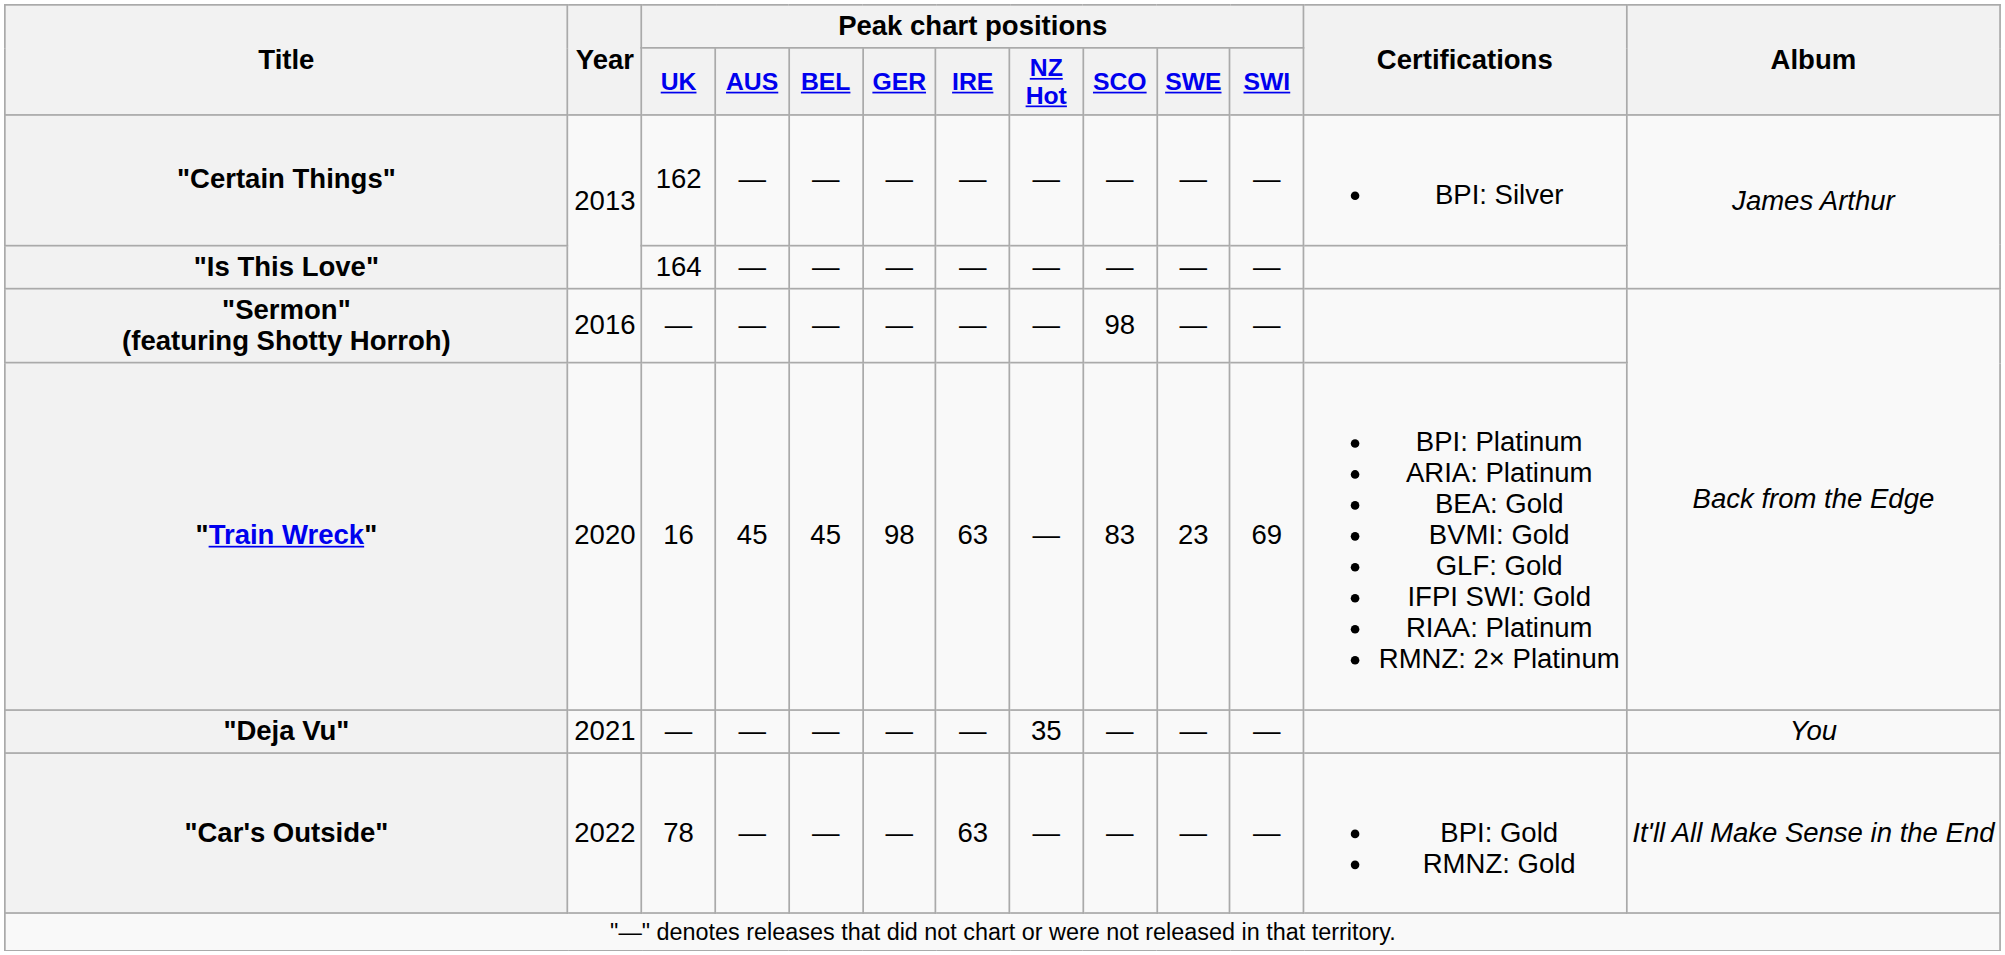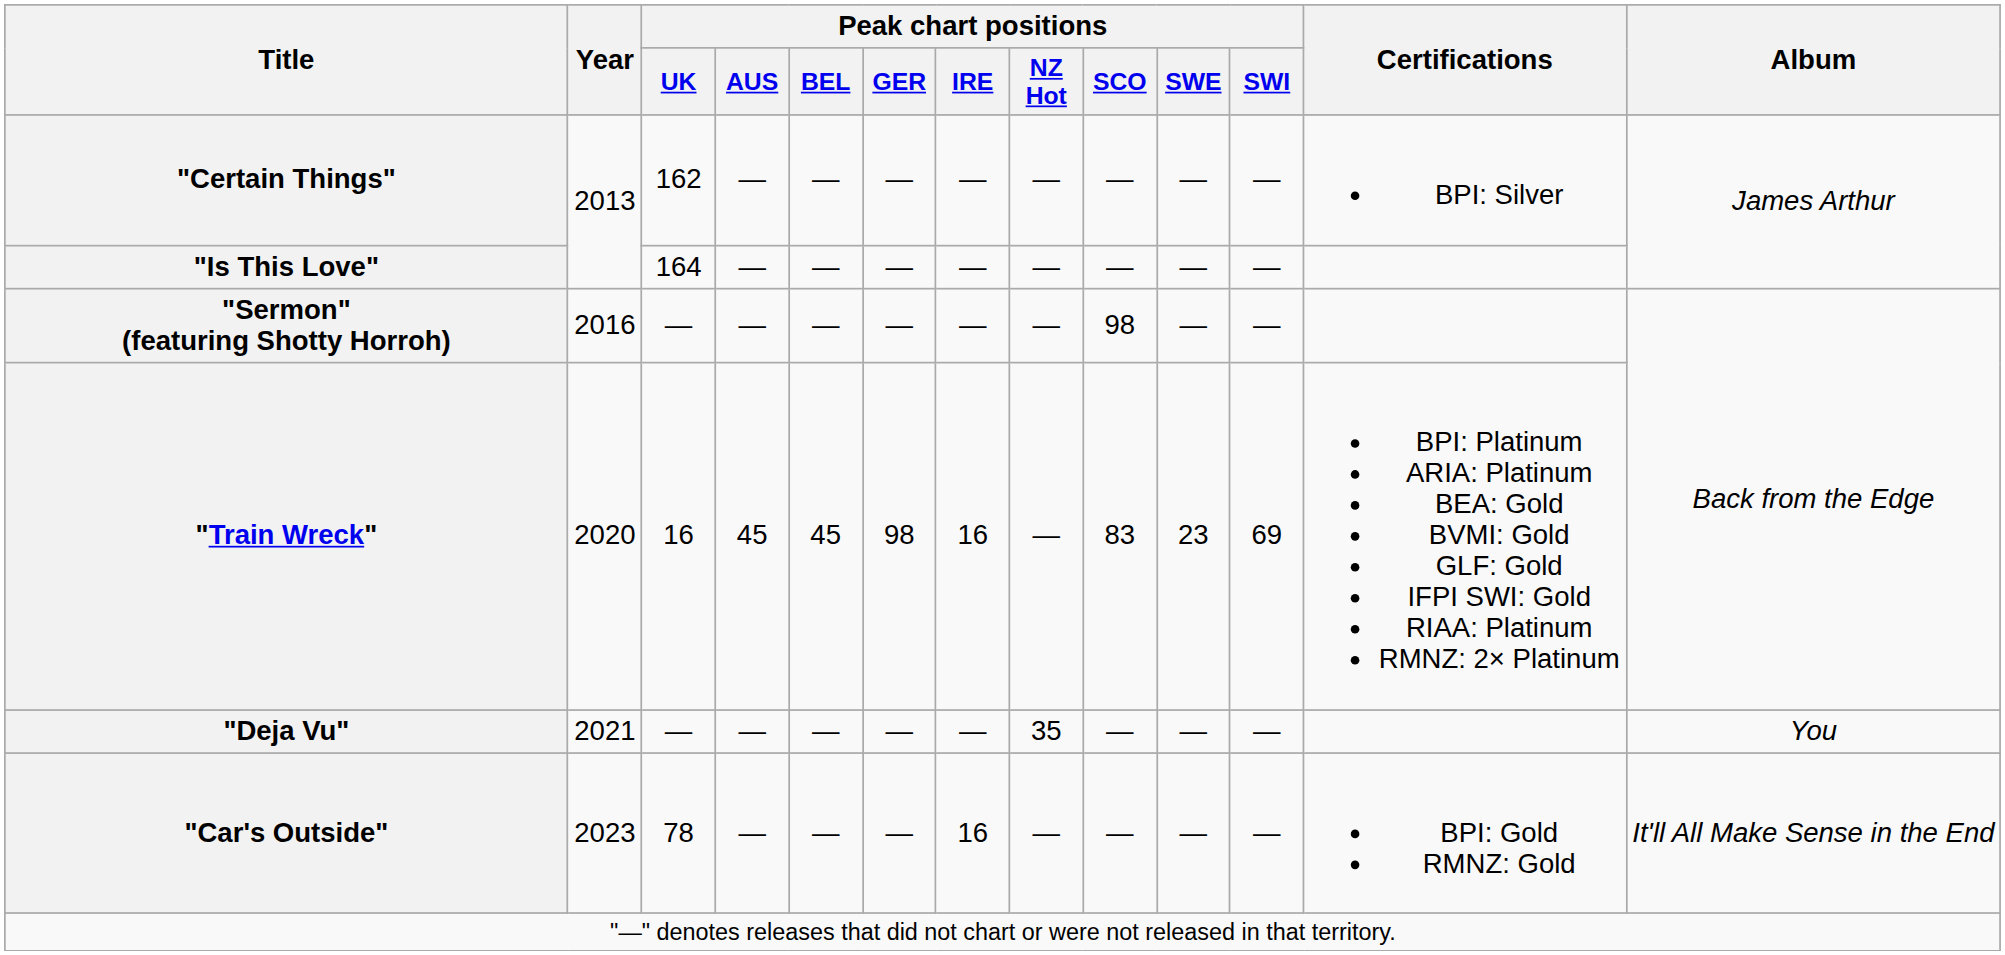(973, 535) 63 -> (973, 535) 16
(605, 833) 2022 -> (605, 833) 2023
(973, 833) 63 -> (973, 833) 16
